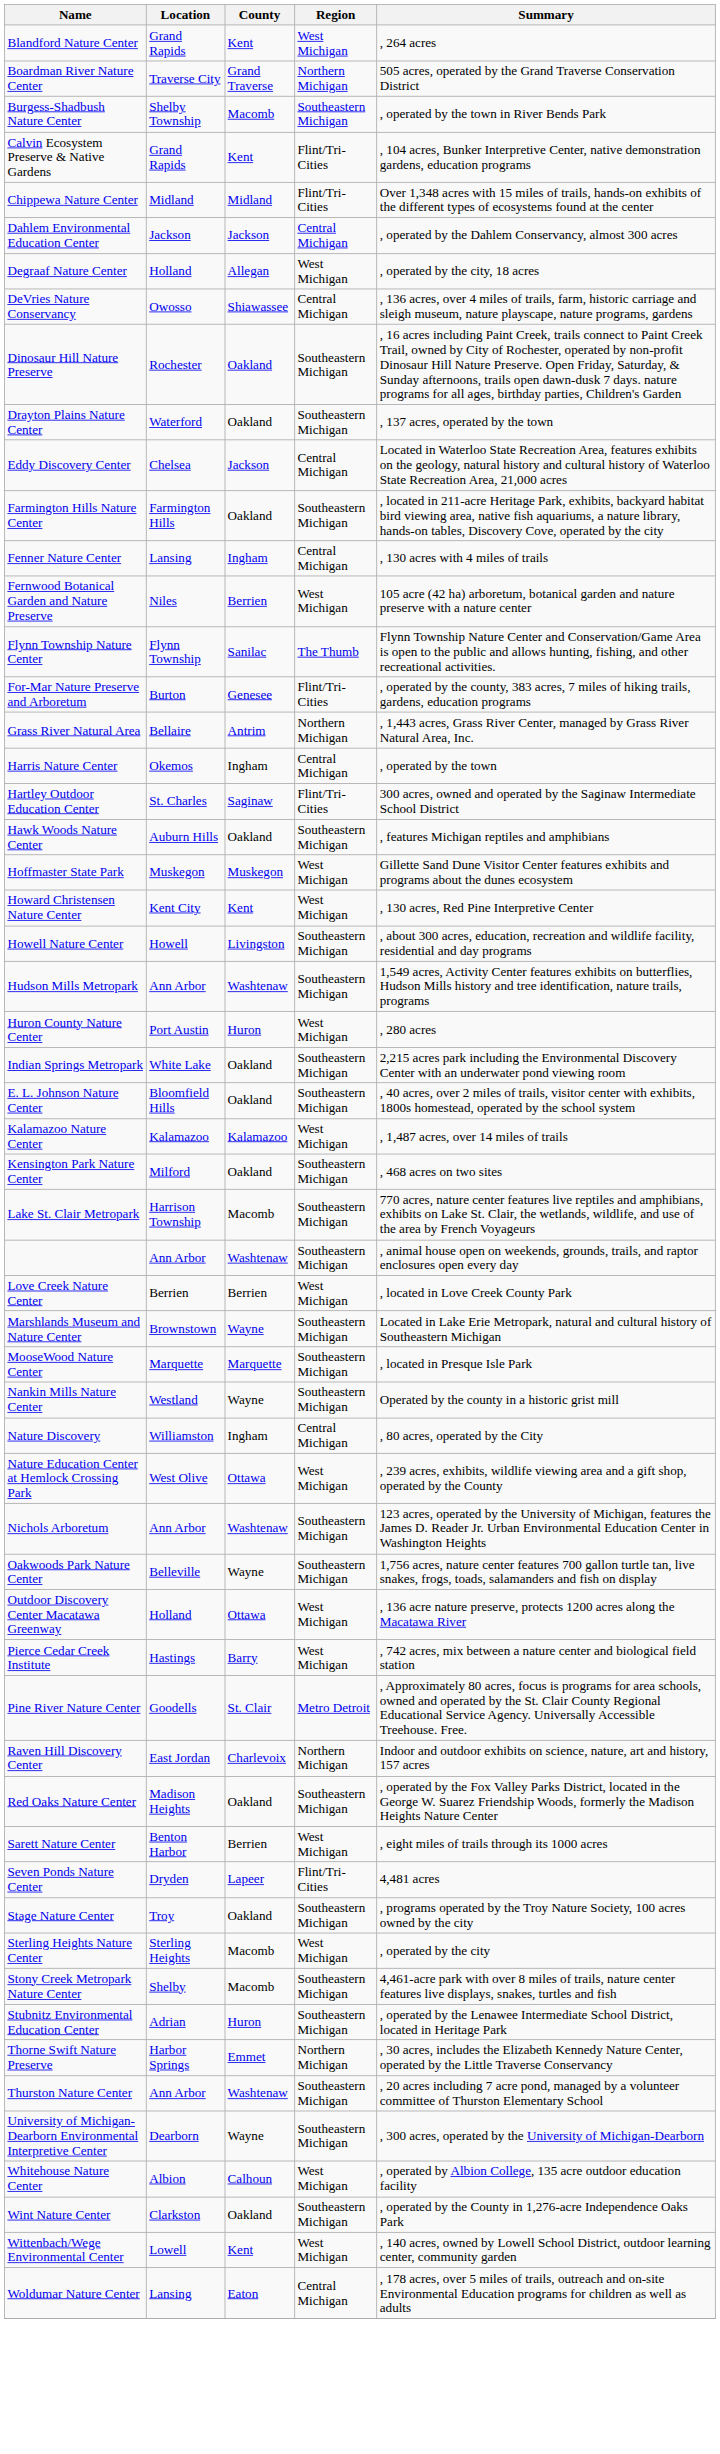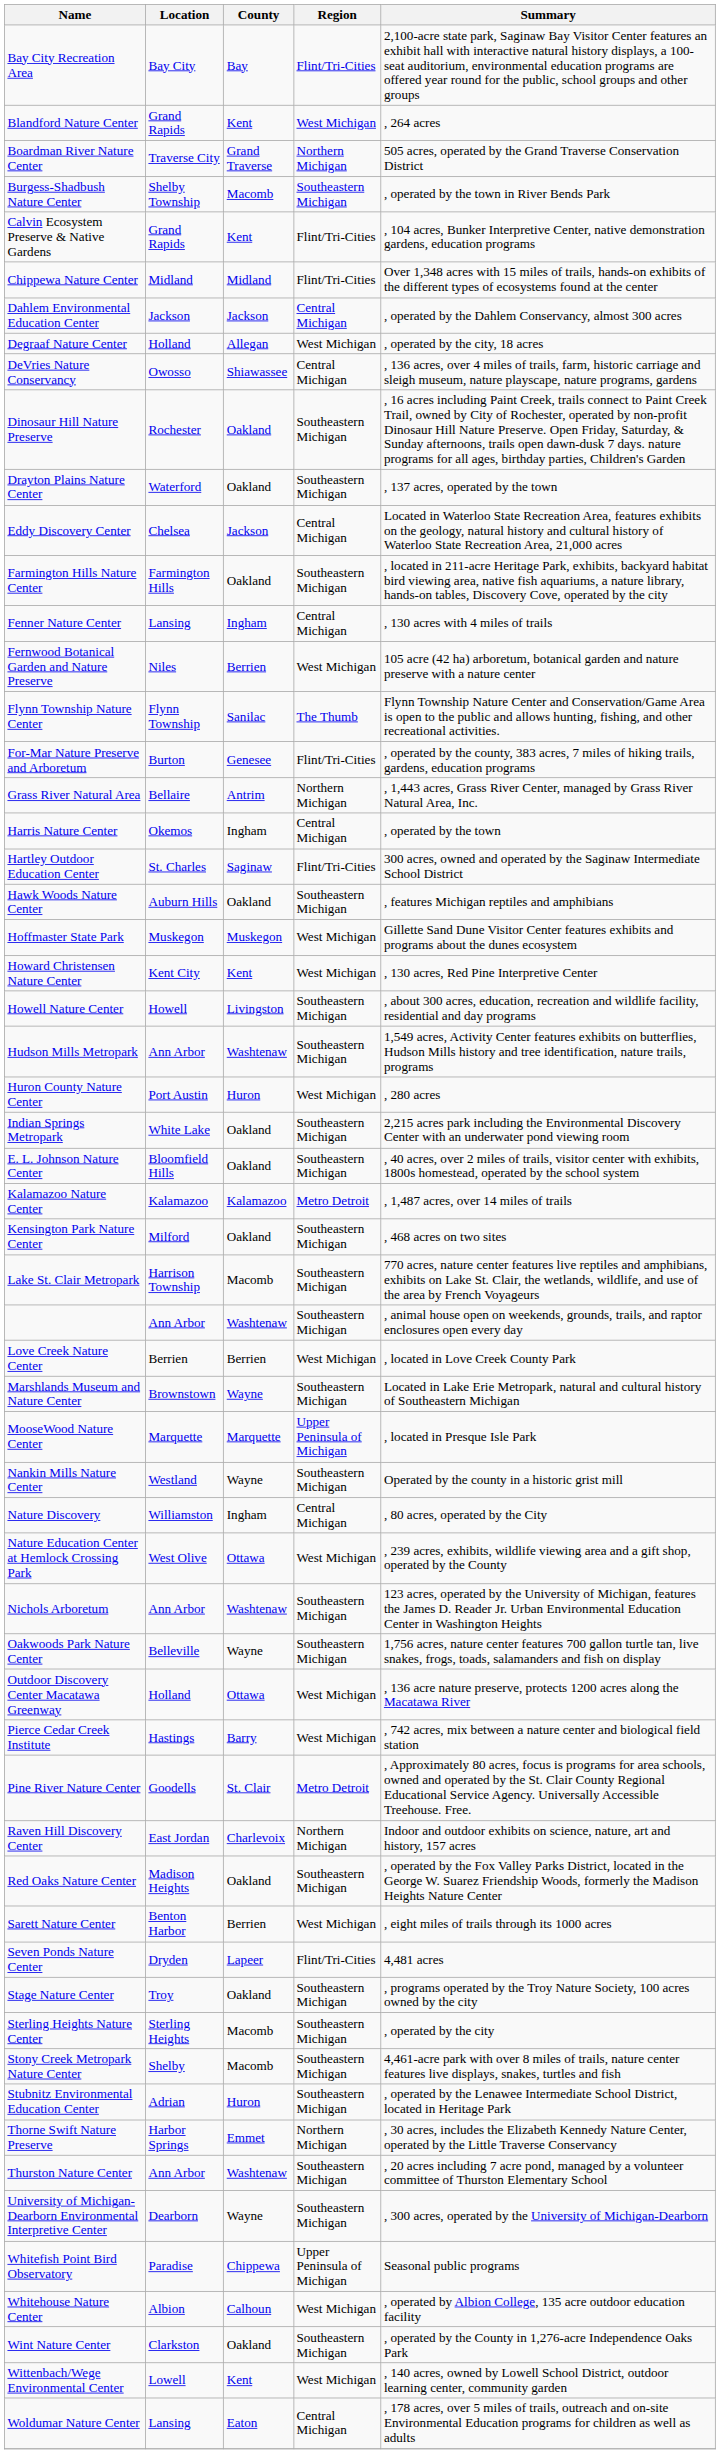+ row: (61, 65)
(323, 1136) West Michigan -> (333, 1201) Metro Detroit
(331, 1364) Southeastern Michigan -> (329, 1436) Upper Peninsula of Michigan
(323, 1950) West Michigan -> (330, 2030) Southeastern Michigan
+ row: (62, 2266)
